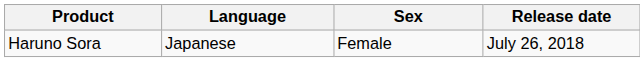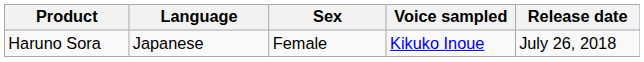+ column: (451, 17)
